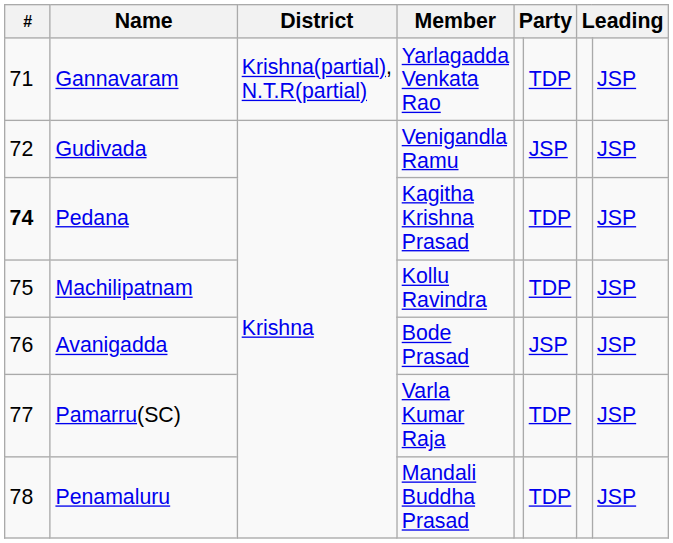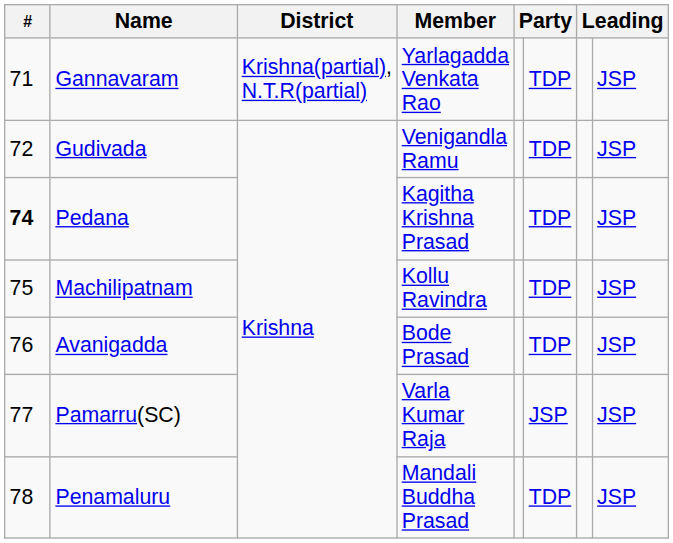(548, 148) JSP -> (550, 148) TDP
(548, 345) JSP -> (550, 345) TDP
(550, 415) TDP -> (548, 415) JSP
